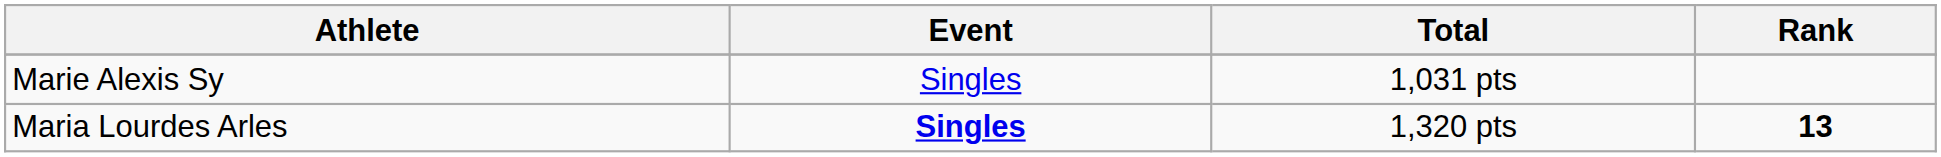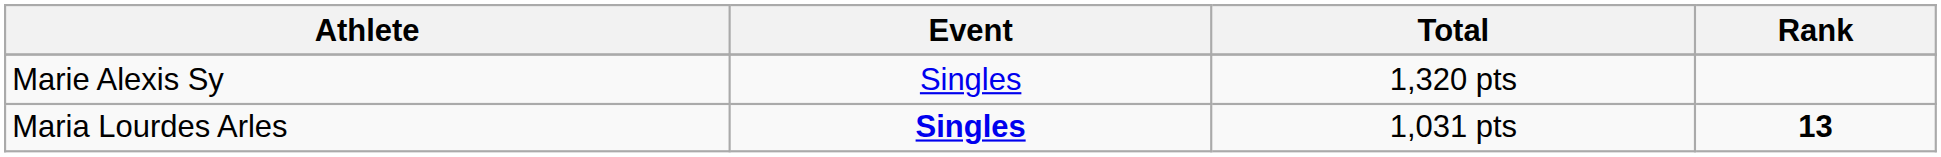(1453, 79) 1,031 pts -> (1453, 79) 1,320 pts
(1453, 128) 1,320 pts -> (1453, 128) 1,031 pts
